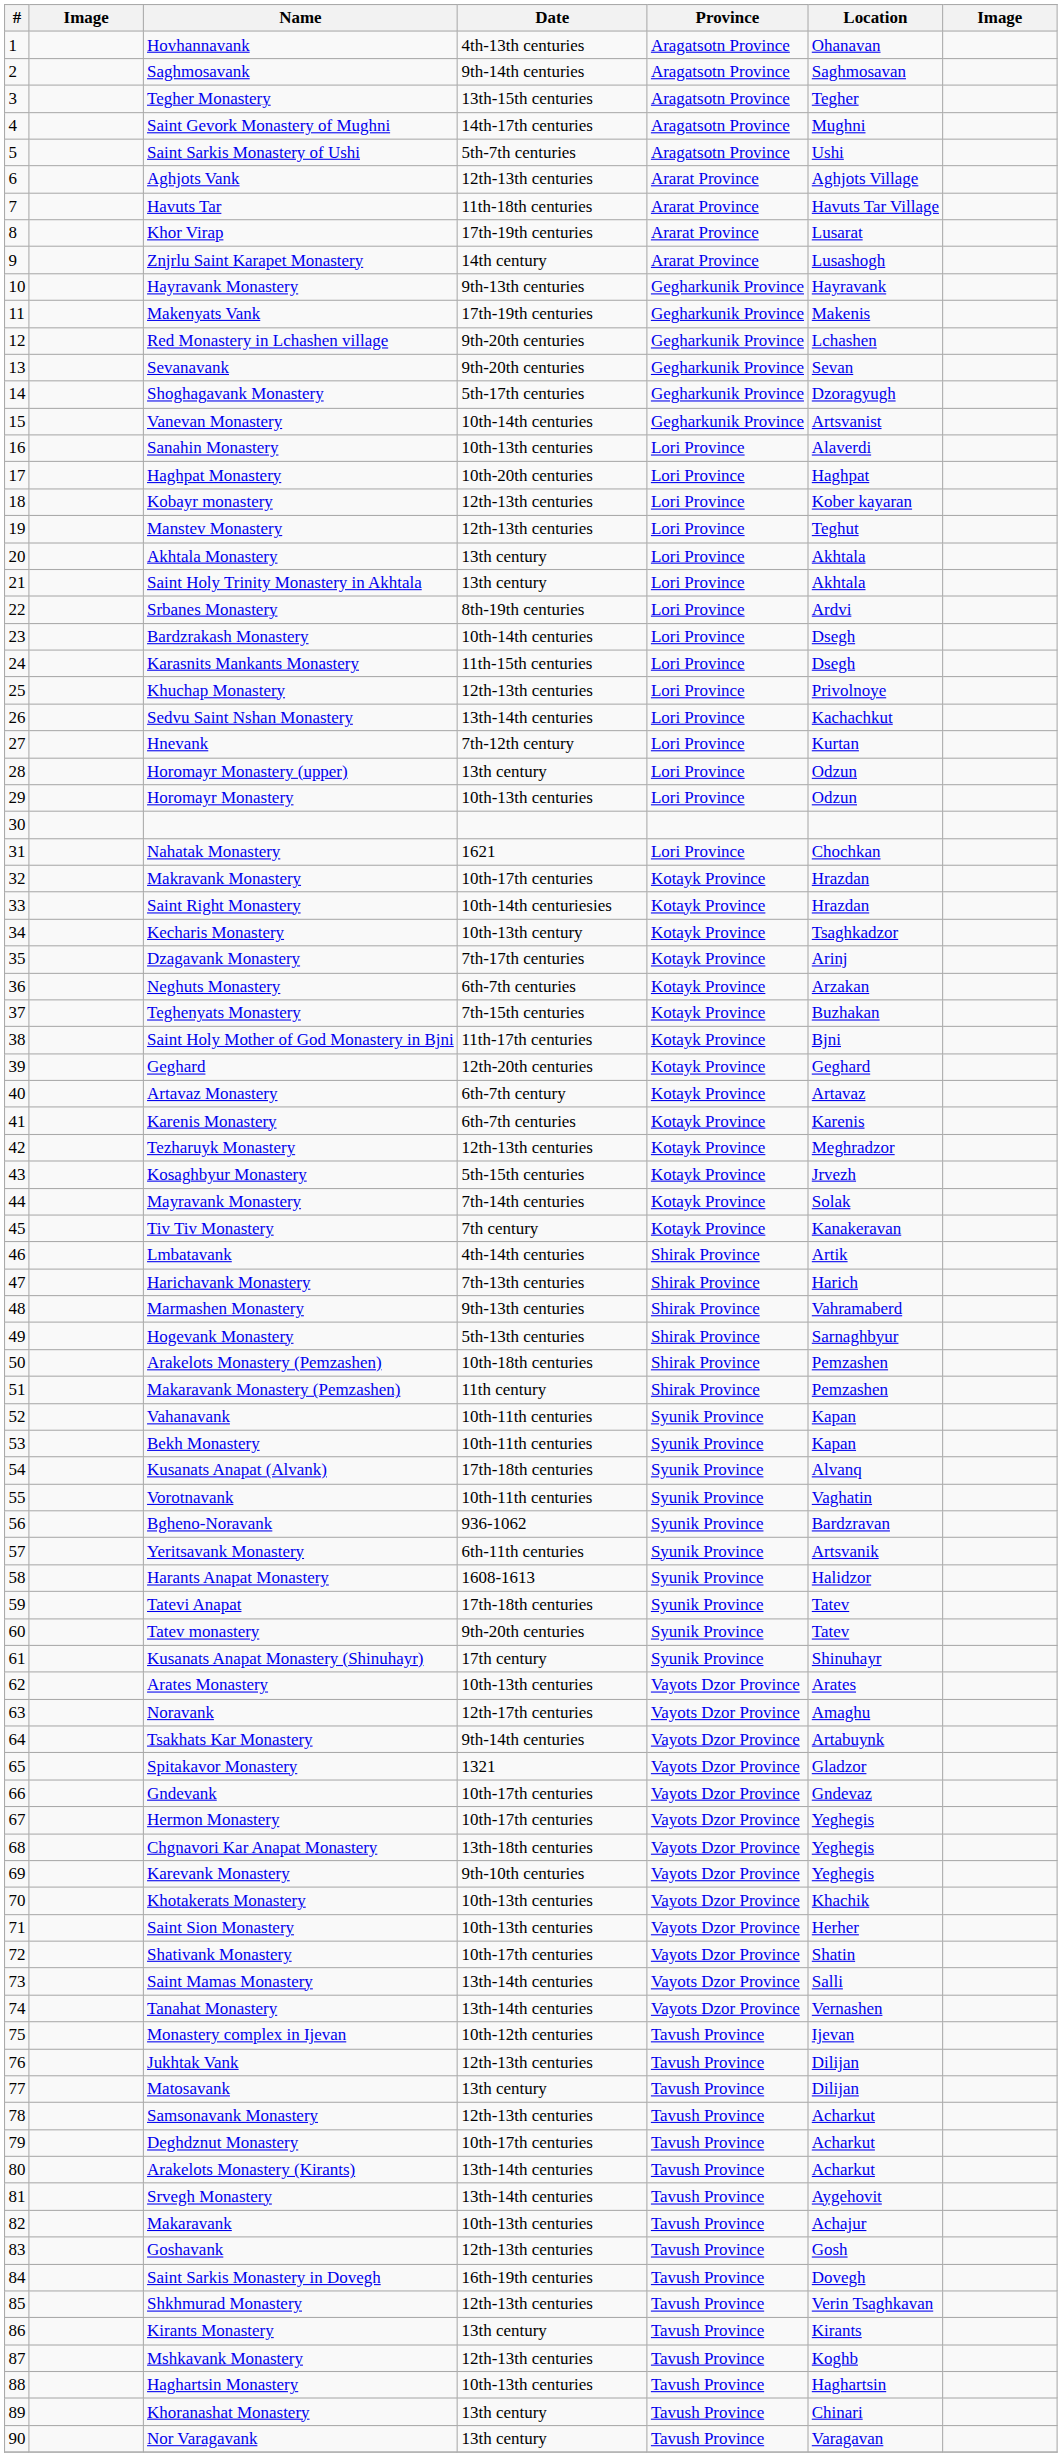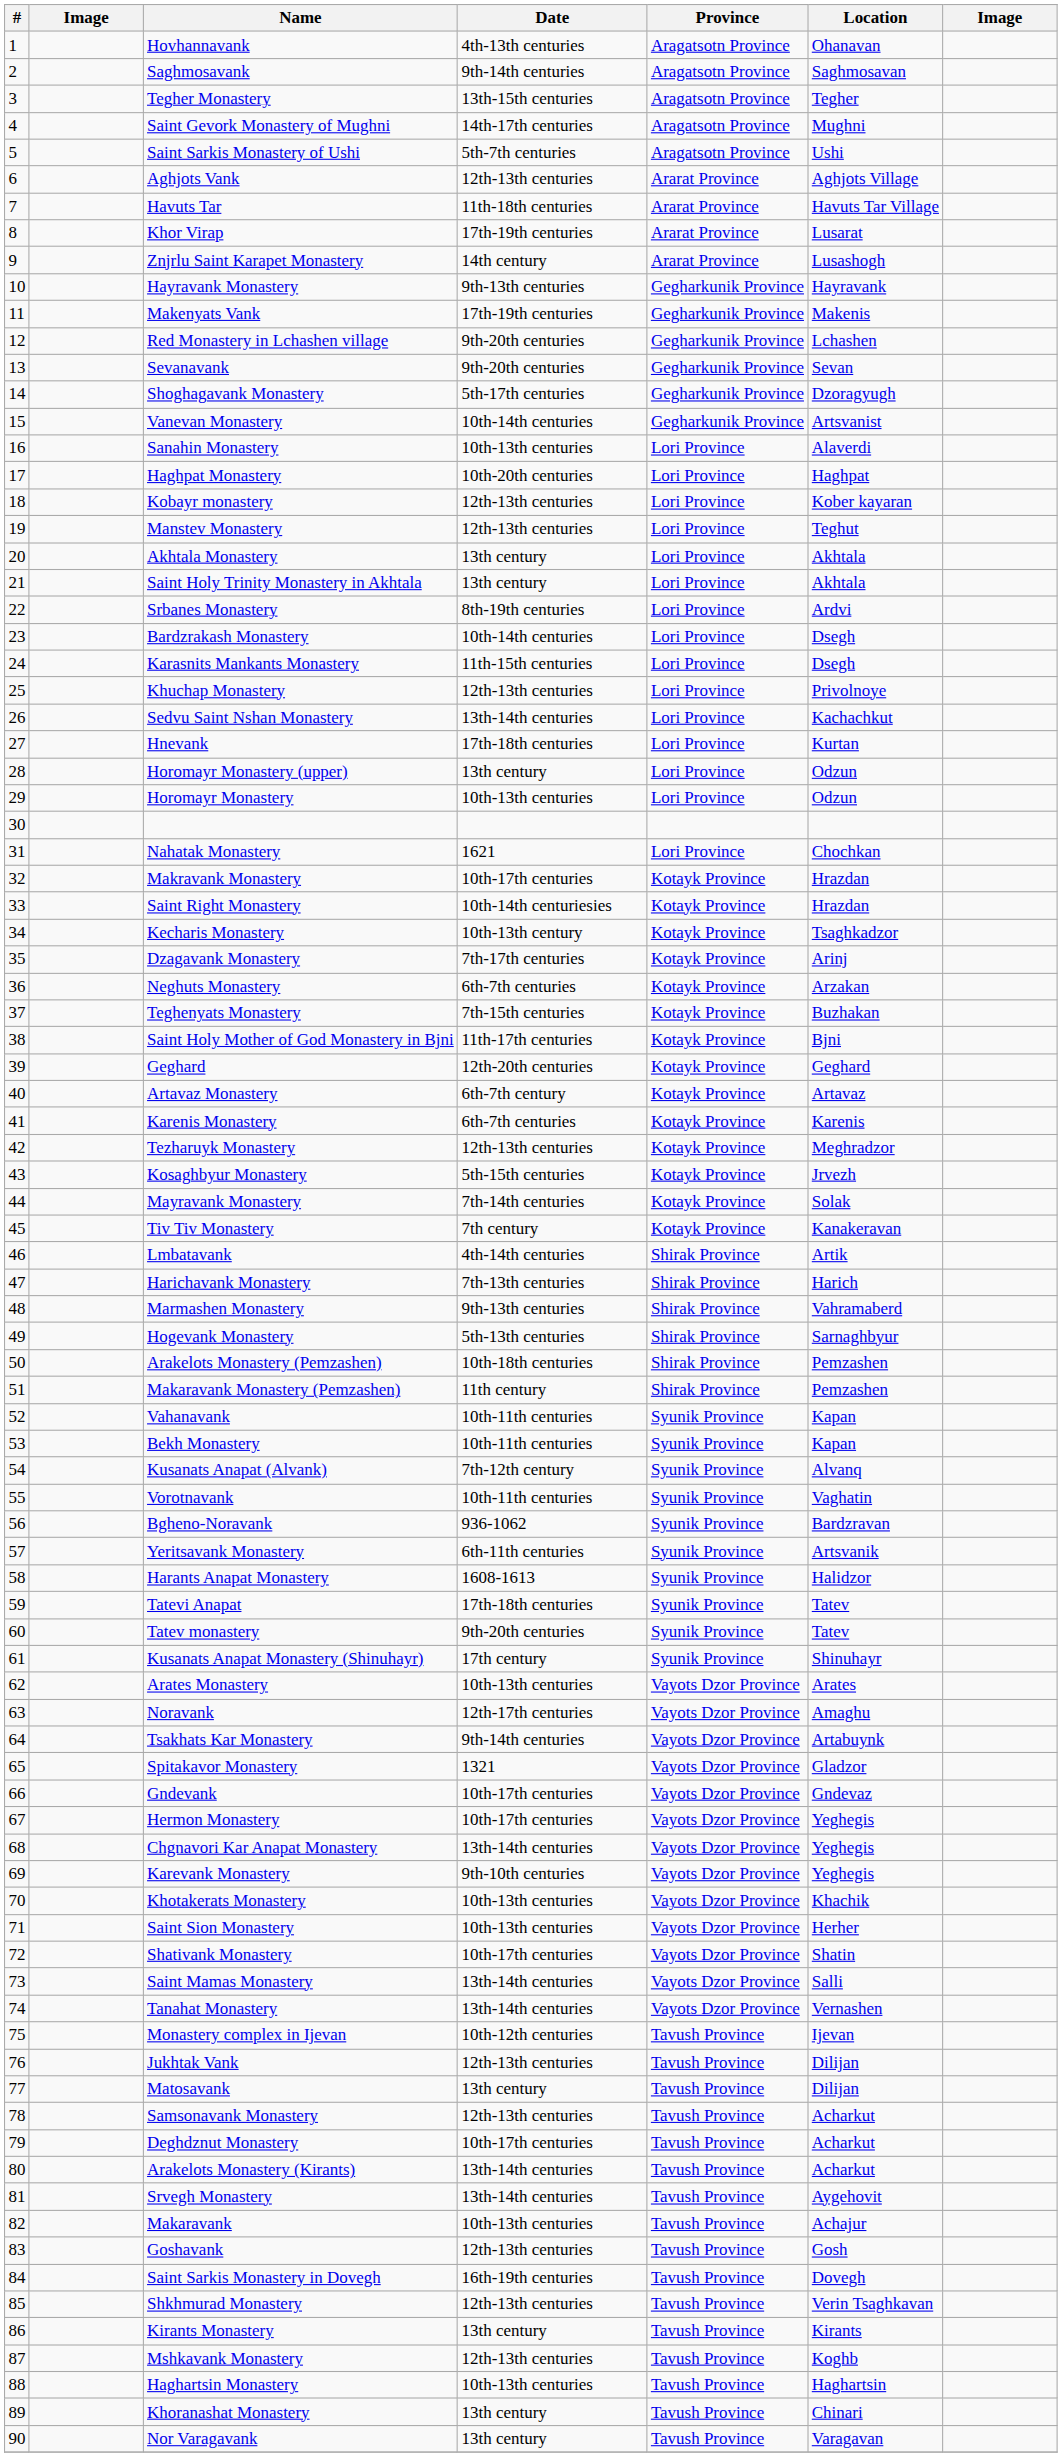(518, 744) 7th-12th century -> (527, 744) 17th-18th centuries
(527, 1470) 17th-18th centuries -> (518, 1470) 7th-12th century
(527, 1846) 13th-18th centuries -> (527, 1846) 13th-14th centuries
